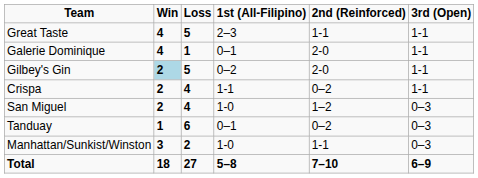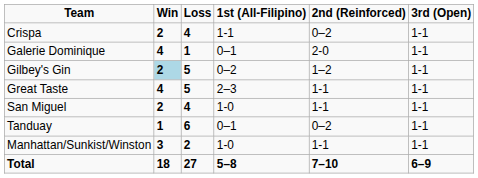rows swapped: (24, 88) <-> (38, 32)
(320, 70) 2-0 -> (322, 70) 1–2
(322, 107) 1–2 -> (320, 107) 1-1
(421, 107) 0–3 -> (420, 107) 1-1
(421, 126) 0–3 -> (420, 126) 1-1
(421, 145) 0–3 -> (420, 145) 1-1
